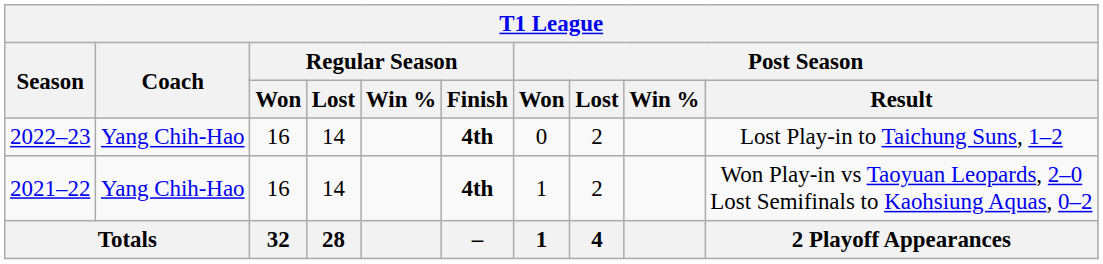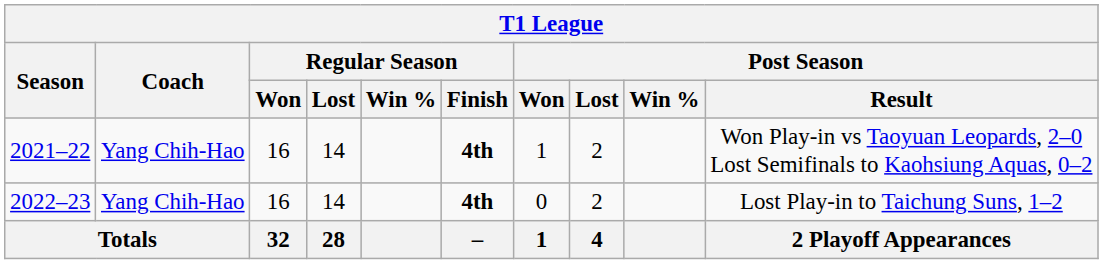rows swapped: (50, 188) <-> (50, 137)
